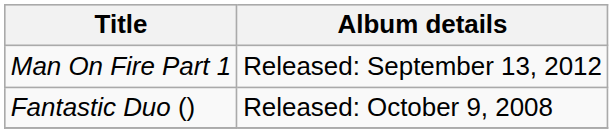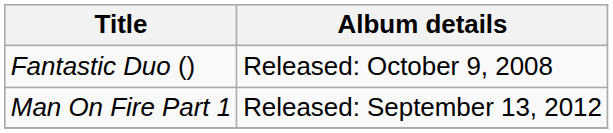rows swapped: (103, 107) <-> (121, 66)
